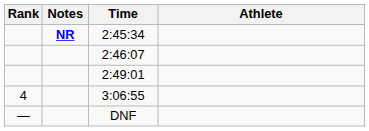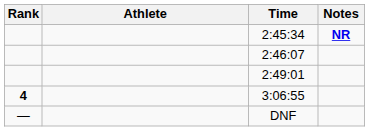columns swapped: (261, 14) <-> (65, 14)
(23, 95) normal -> (23, 95) bold
